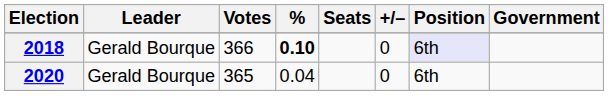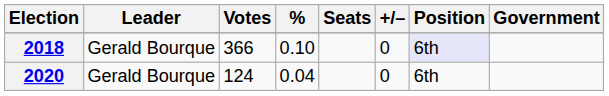(297, 47) bold -> (297, 47) normal
(238, 76) 365 -> (238, 76) 124
